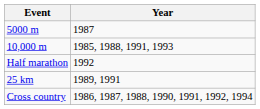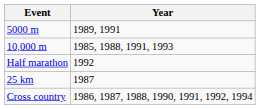(83, 29) 1987 -> (97, 29) 1989, 1991
(97, 79) 1989, 1991 -> (83, 79) 1987
